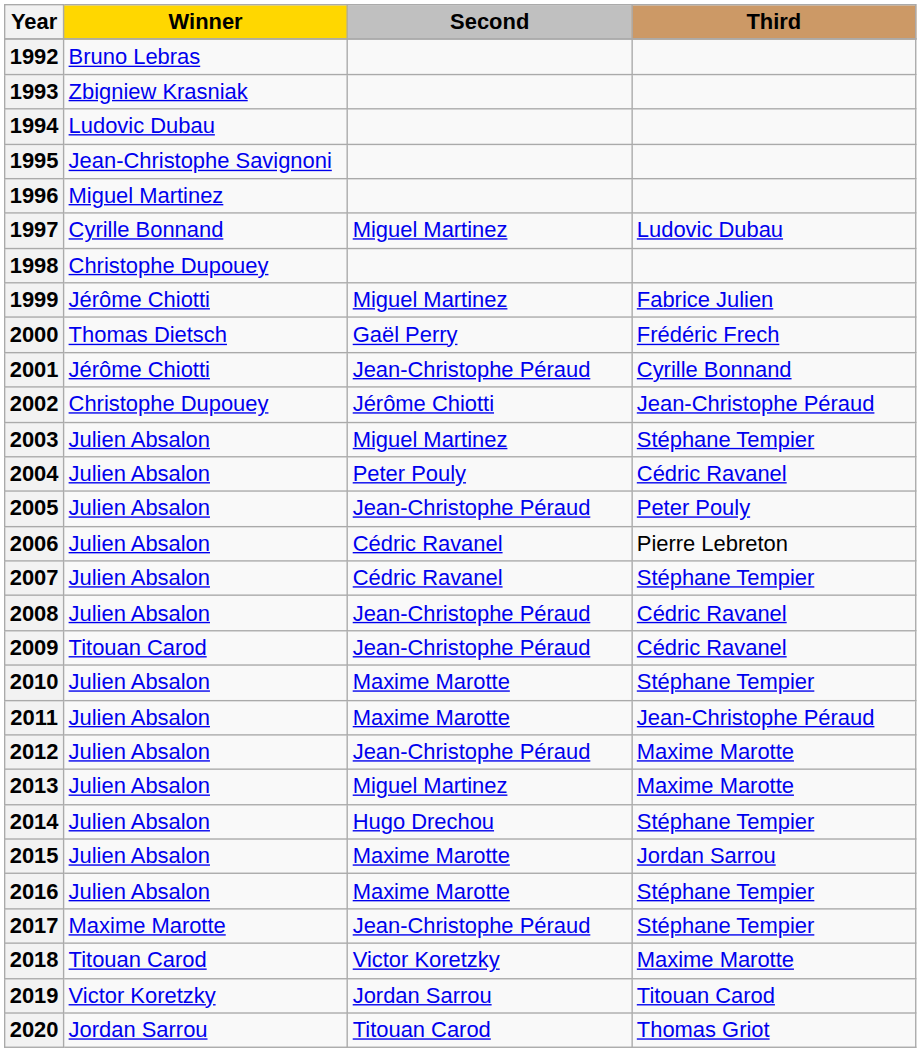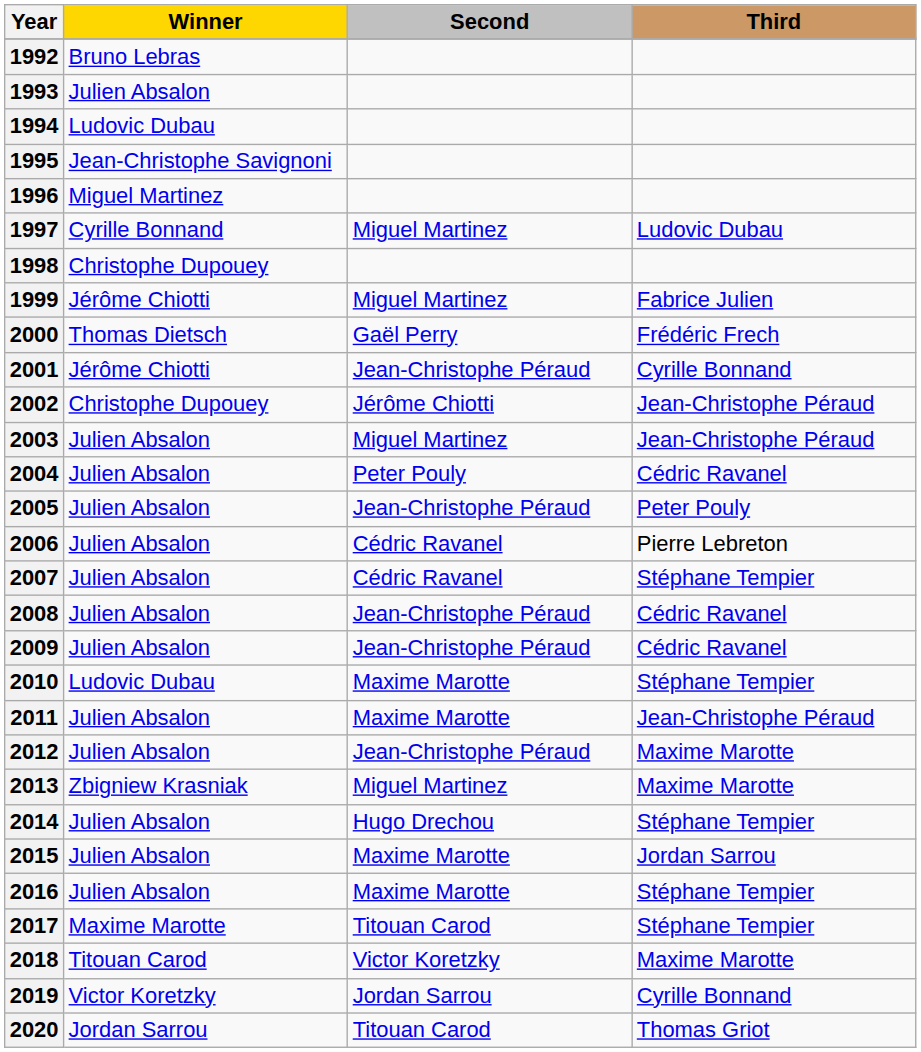(158, 91) Zbigniew Krasniak -> (139, 91) Julien Absalon
(726, 439) Stéphane Tempier -> (756, 439) Jean-Christophe Péraud
(138, 647) Titouan Carod -> (139, 647) Julien Absalon
(139, 682) Julien Absalon -> (142, 682) Ludovic Dubau
(139, 786) Julien Absalon -> (158, 786) Zbigniew Krasniak
(472, 925) Jean-Christophe Péraud -> (422, 925) Titouan Carod
(706, 995) Titouan Carod -> (714, 995) Cyrille Bonnand
